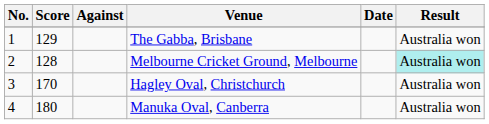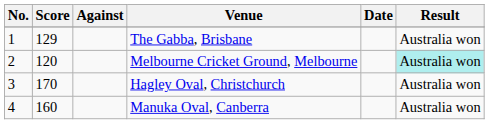(46, 61) 128 -> (46, 61) 120
(46, 107) 180 -> (46, 107) 160
